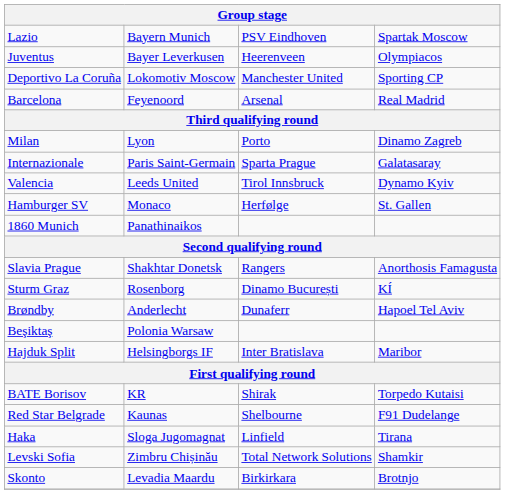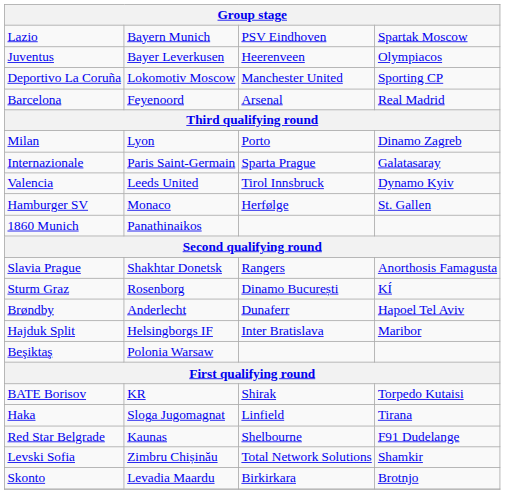rows swapped: (41, 352) <-> (30, 330)
rows swapped: (21, 436) <-> (56, 415)
